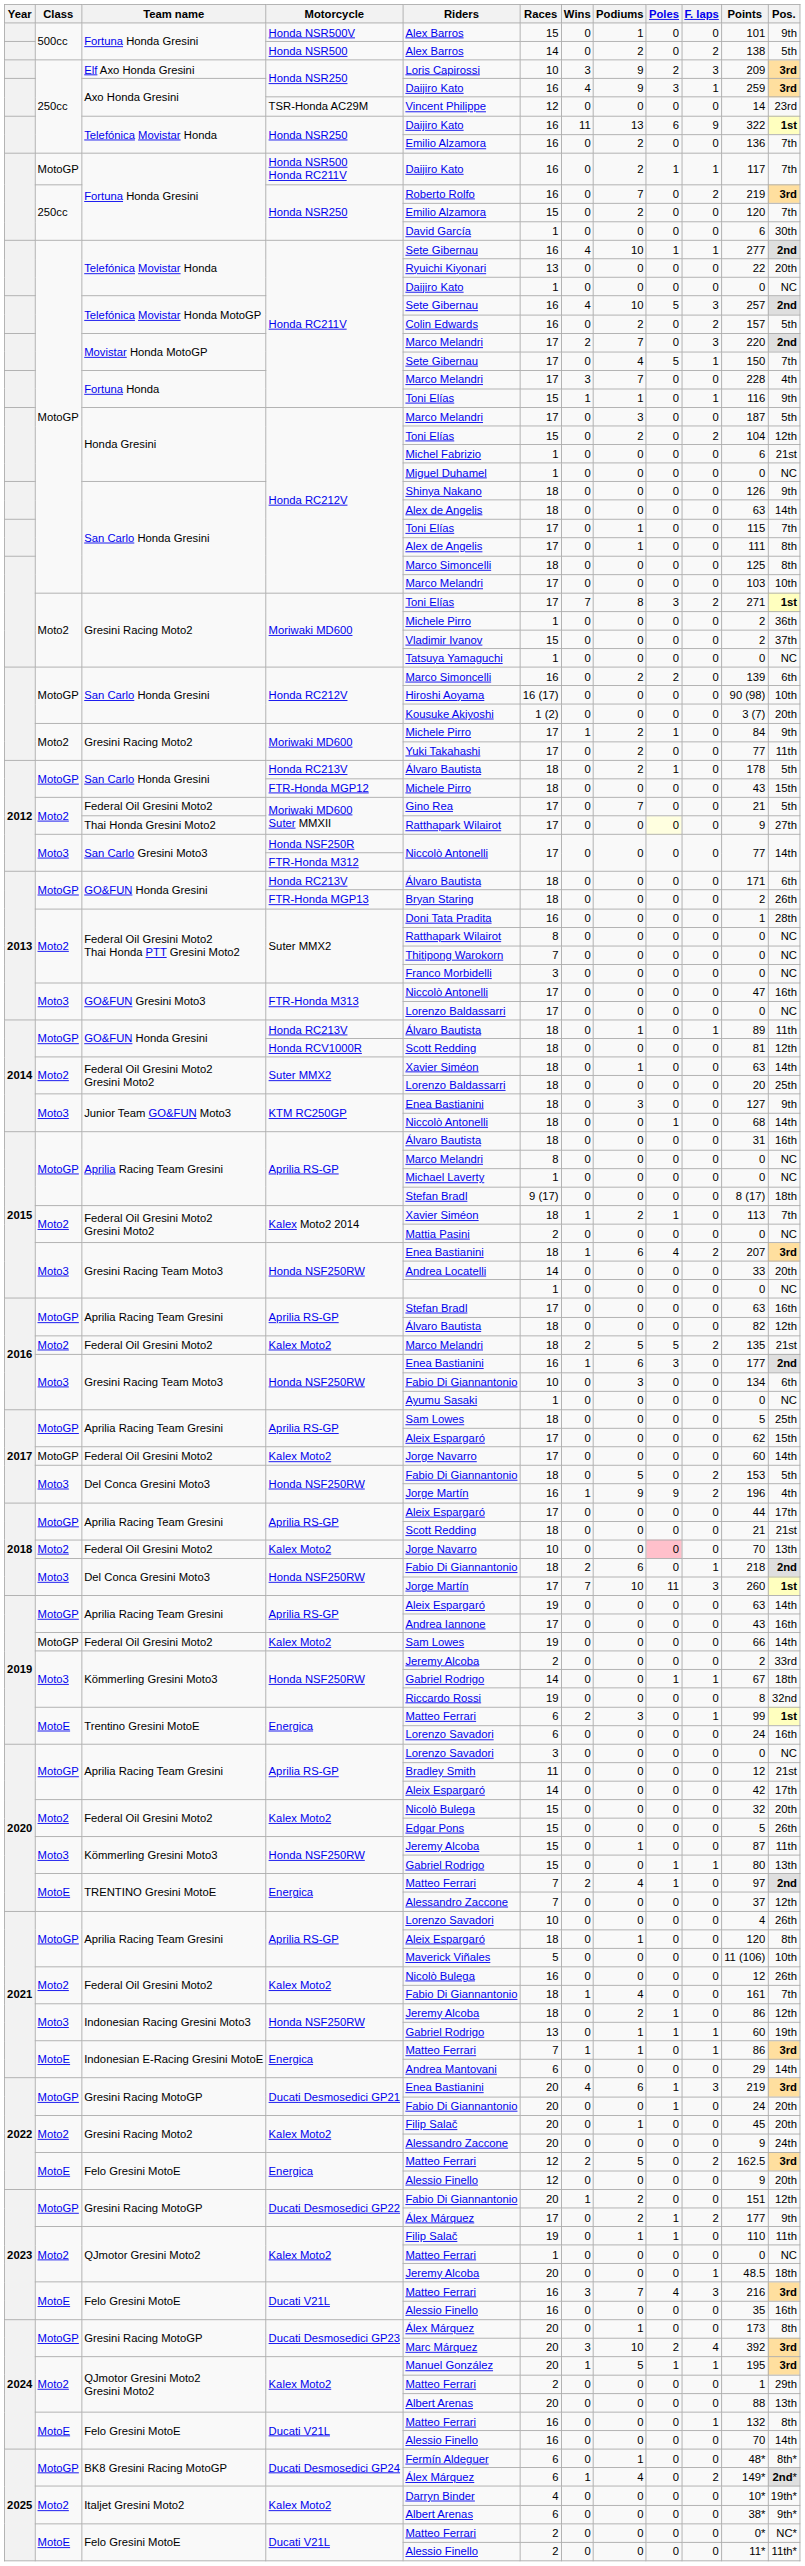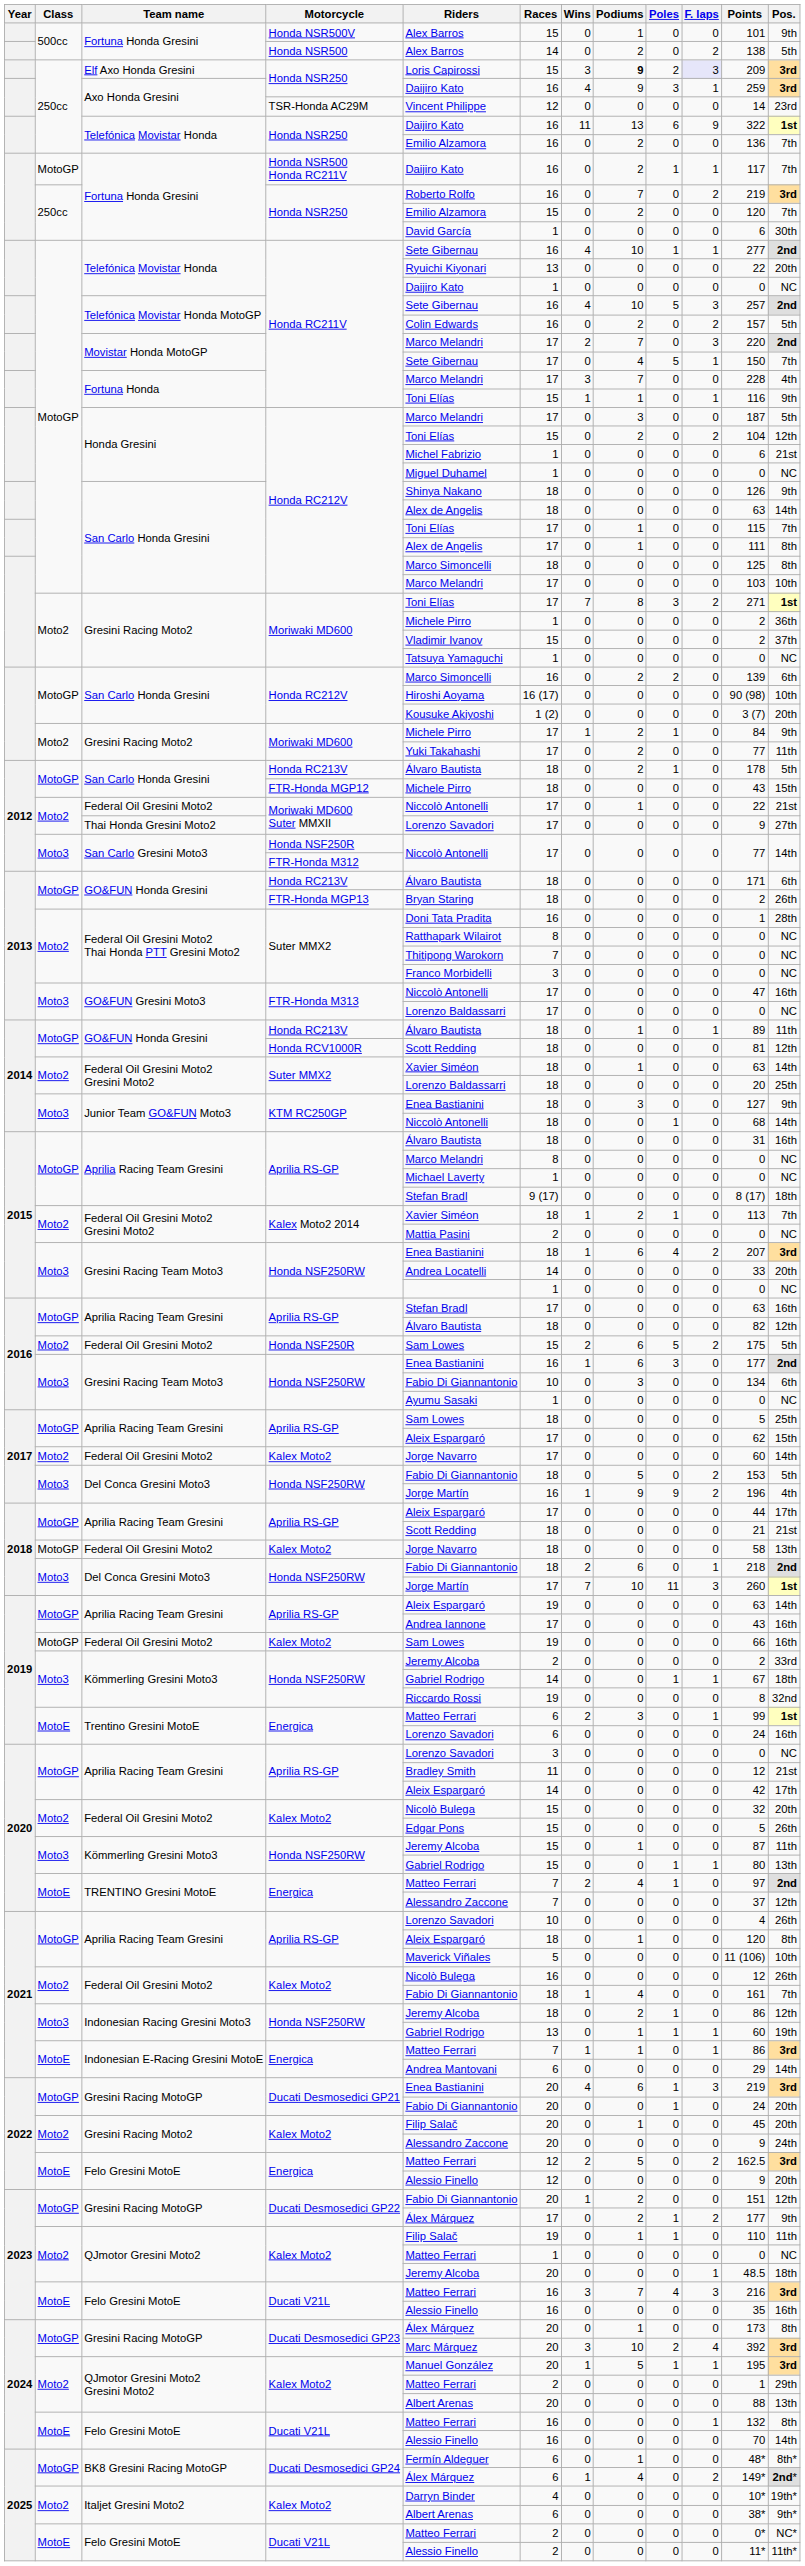(552, 69) 10 -> (552, 69) 15
(640, 69) normal -> (640, 69) bold
(716, 69) no background -> (716, 69) lavender background
(429, 806) Gino Rea -> (447, 806) Niccolò Antonelli
(640, 806) 7 -> (640, 806) 1
(759, 806) 21 -> (759, 806) 22
(789, 806) 5th -> (786, 806) 21st
(453, 825) Ratthapark Wilairot -> (450, 825) Lorenzo Savadori
(676, 825) lightyellow background -> (676, 825) no background
(300, 1345) Kalex Moto2 -> (311, 1345) Honda NSF250R
(444, 1345) Marco Melandri -> (435, 1345) Sam Lowes
(552, 1345) 18 -> (552, 1345) 15
(640, 1345) 5 -> (640, 1345) 6
(756, 1345) 135 -> (756, 1345) 175
(786, 1345) 21st -> (789, 1345) 5th
(58, 1456) MotoGP -> (53, 1456) Moto2
(53, 1549) Moto2 -> (58, 1549) MotoGP
(552, 1549) 10 -> (552, 1549) 18
(676, 1549) pink background -> (676, 1549) no background
(759, 1549) 70 -> (759, 1549) 58
(786, 1642) 14th -> (786, 1642) 16th
